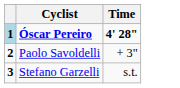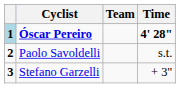+ column: (120, 14)
(127, 53) + 3" -> (165, 53) s.t.
(130, 72) s.t. -> (162, 72) + 3"
